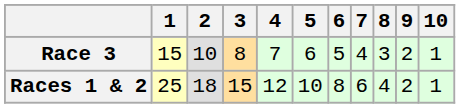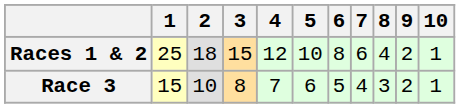rows swapped: (79, 87) <-> (79, 54)
